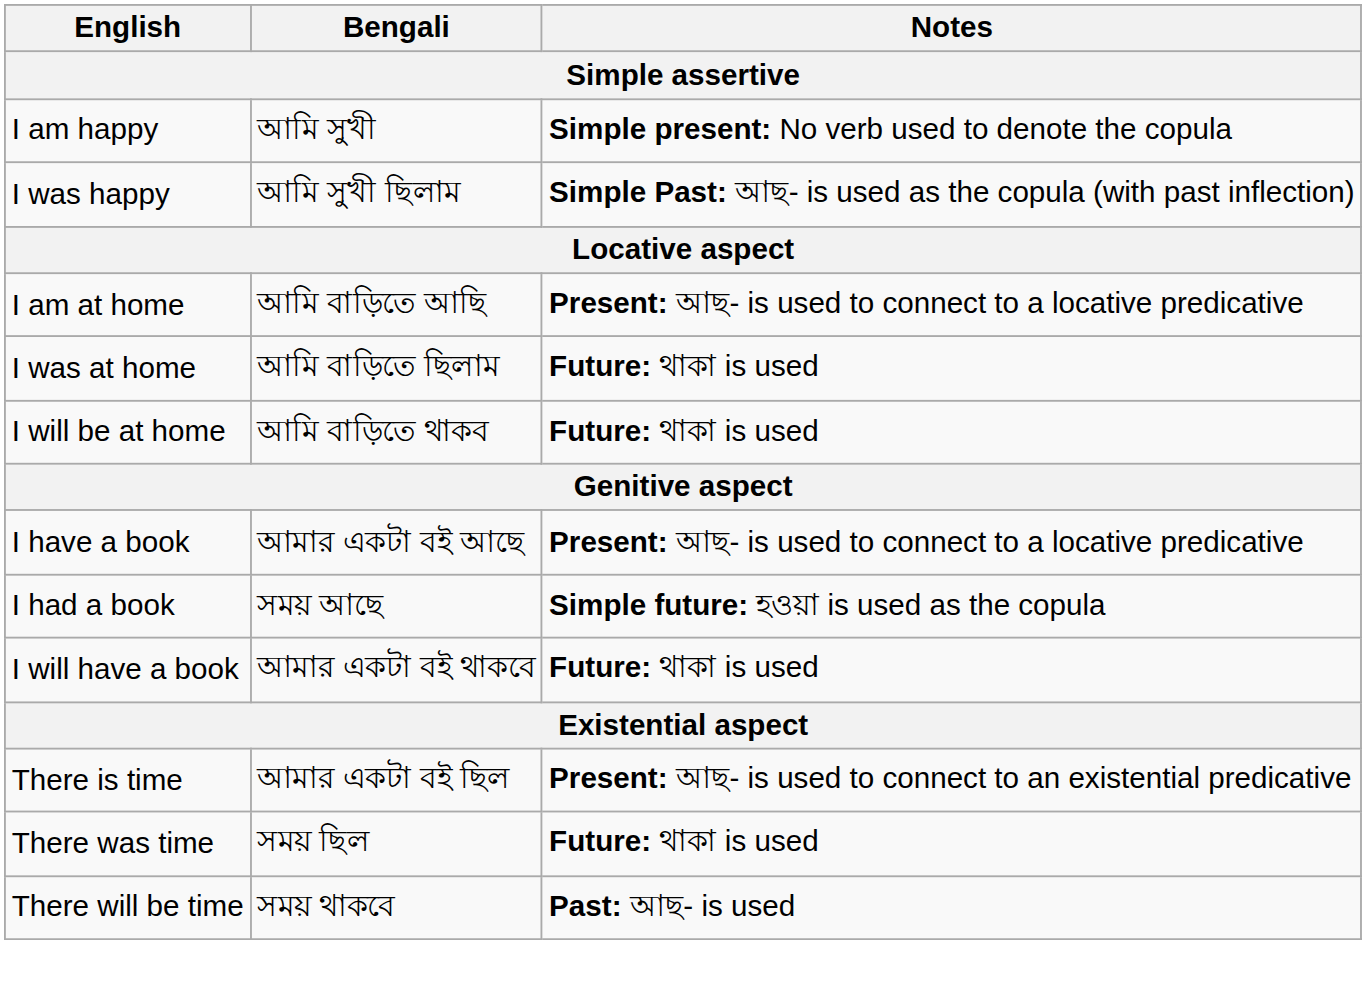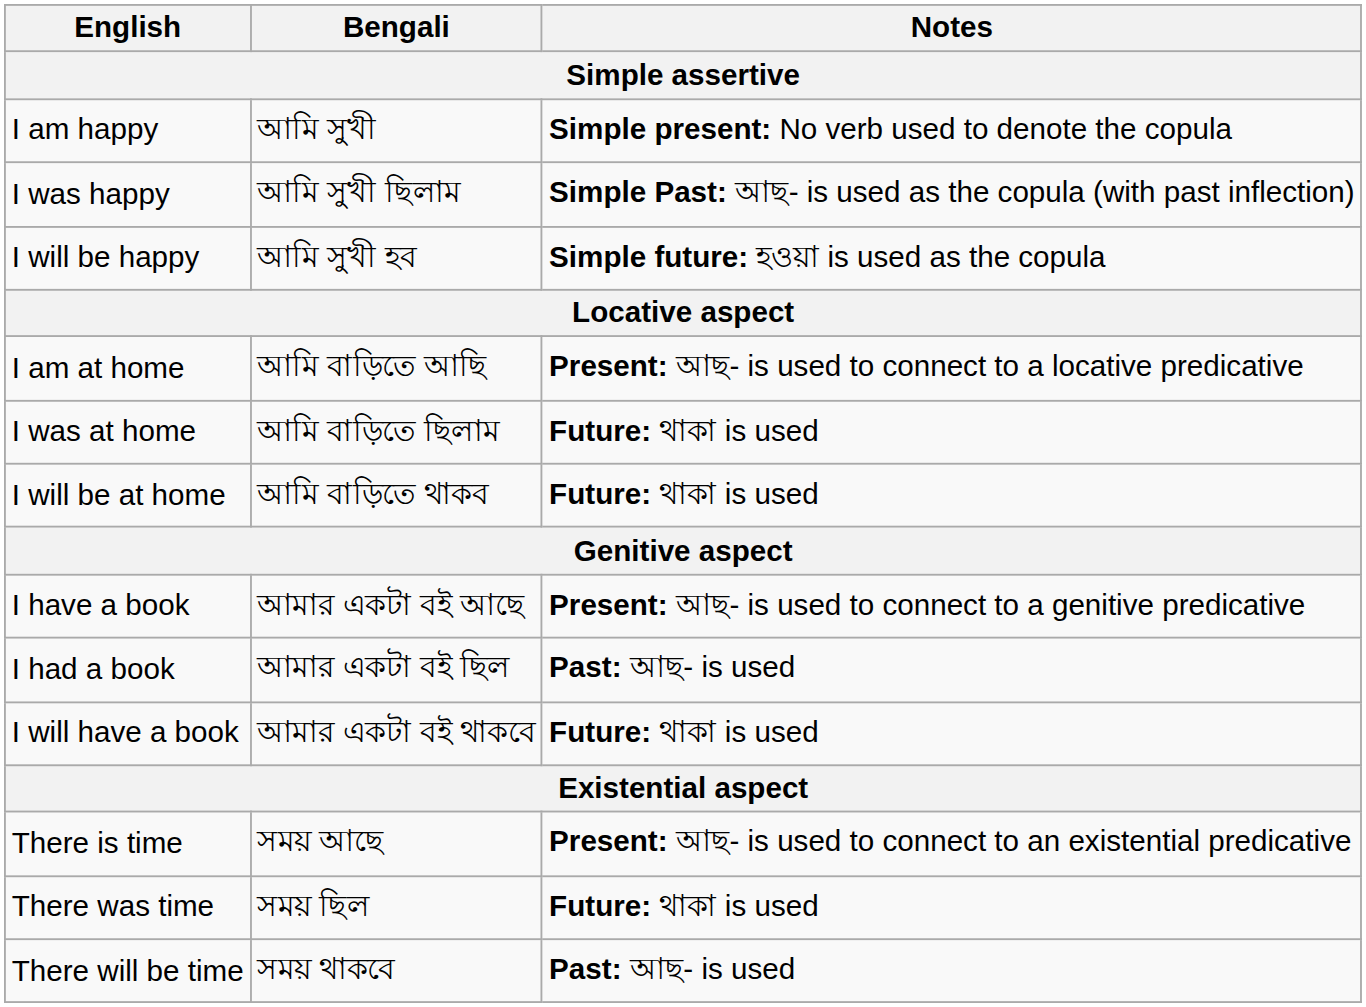+ row: (106, 257)
(926, 541) Present: আছ- is used to connect to a locative predicative -> (927, 604) Present: আছ- is used to connect to a genitive predicative
(321, 604) সময় আছে -> (383, 668) আমার একটা বই ছিল
(827, 604) Simple future: হওয়া is used as the copula -> (672, 668) Past: আছ- is used
(383, 778) আমার একটা বই ছিল -> (321, 842) সময় আছে
